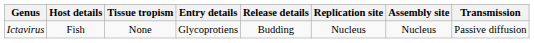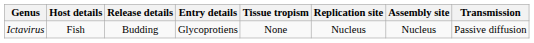columns swapped: (140, 12) <-> (276, 12)
